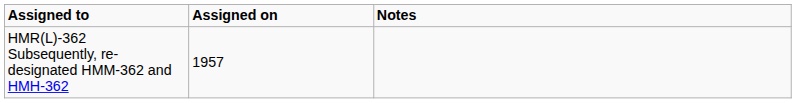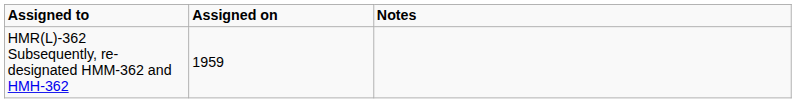(208, 62) 1957 -> (208, 62) 1959
